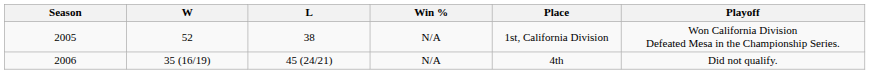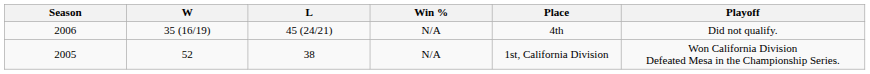rows swapped: (65, 36) <-> (65, 60)
